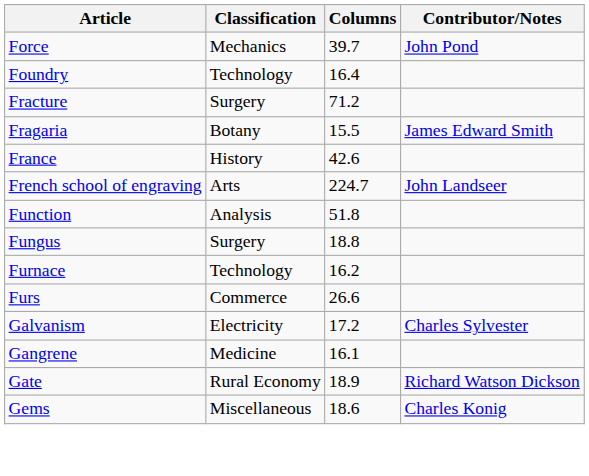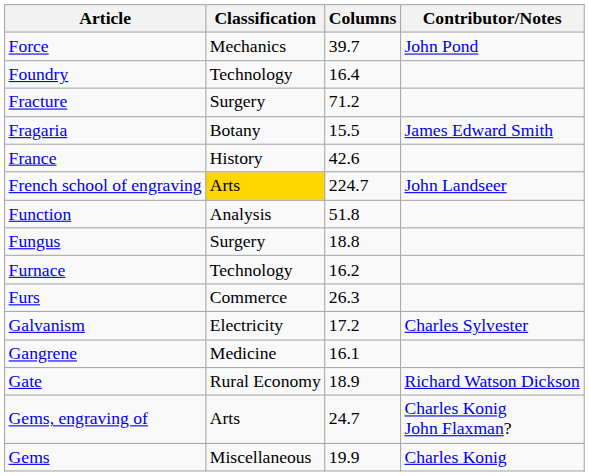(225, 185) no background -> (225, 185) gold background
(344, 297) 26.6 -> (344, 297) 26.3
+ row: (78, 419)
(344, 409) 18.6 -> (344, 456) 19.9
